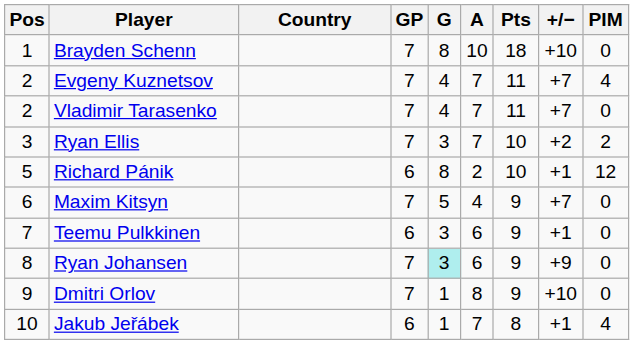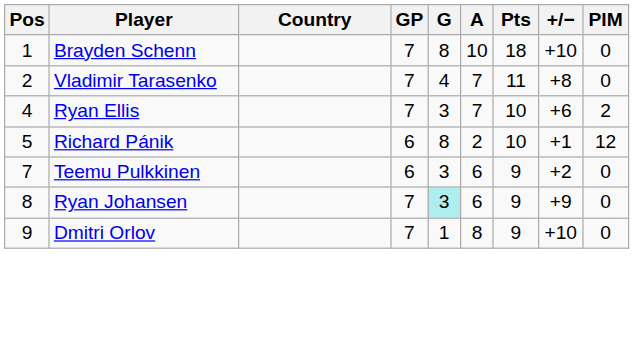- row: (133, 80)
(561, 111) +7 -> (561, 80) +8
(27, 141) 3 -> (27, 111) 4
(561, 141) +2 -> (561, 111) +6
- row: (111, 202)
(561, 232) +1 -> (561, 171) +2
- row: (116, 324)
